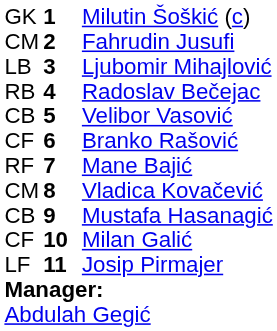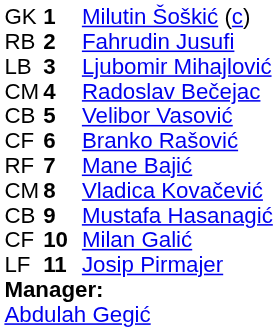(22, 41) CM -> (20, 41) RB
(20, 91) RB -> (22, 91) CM
